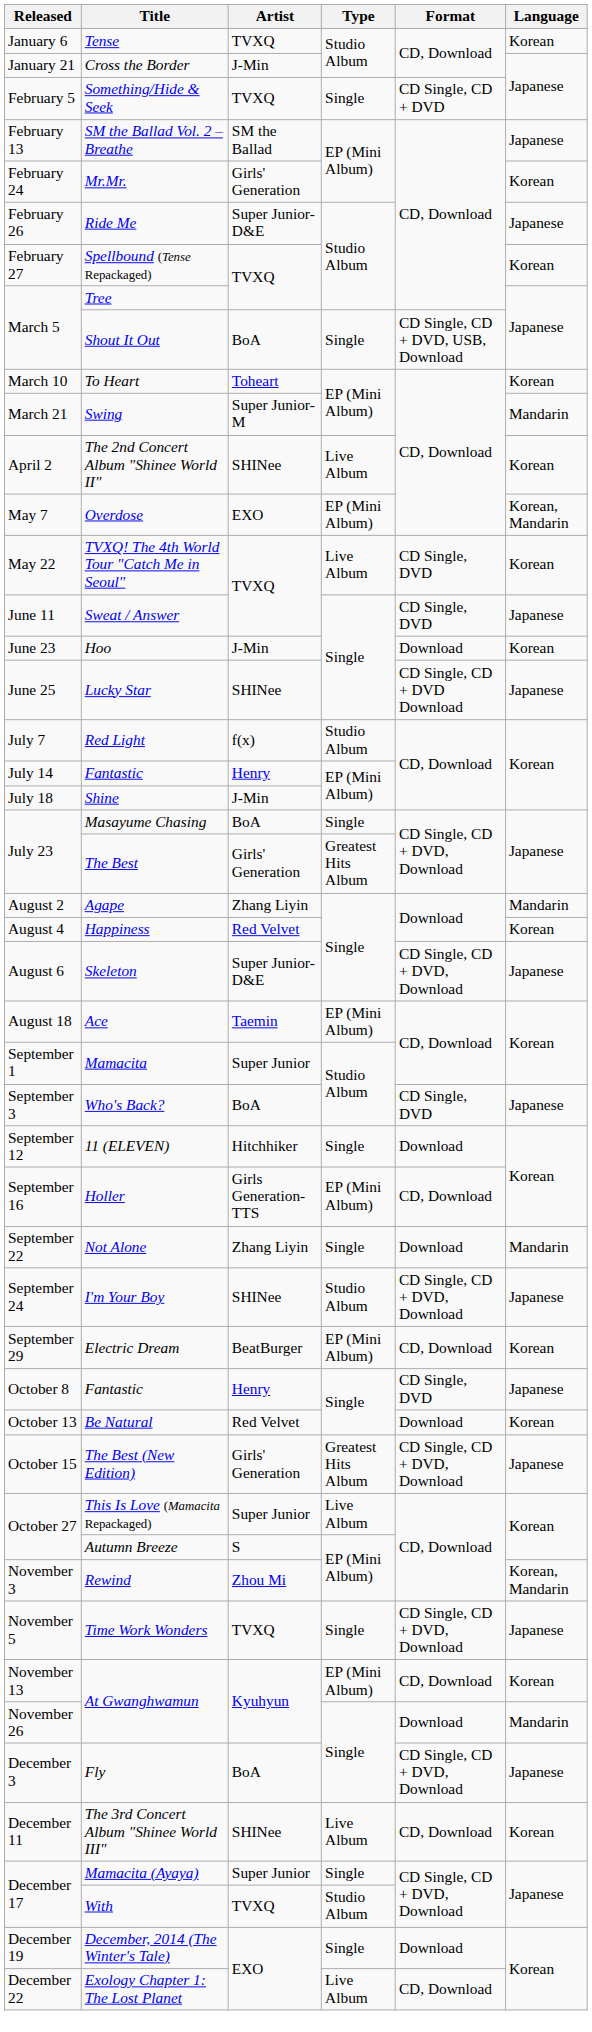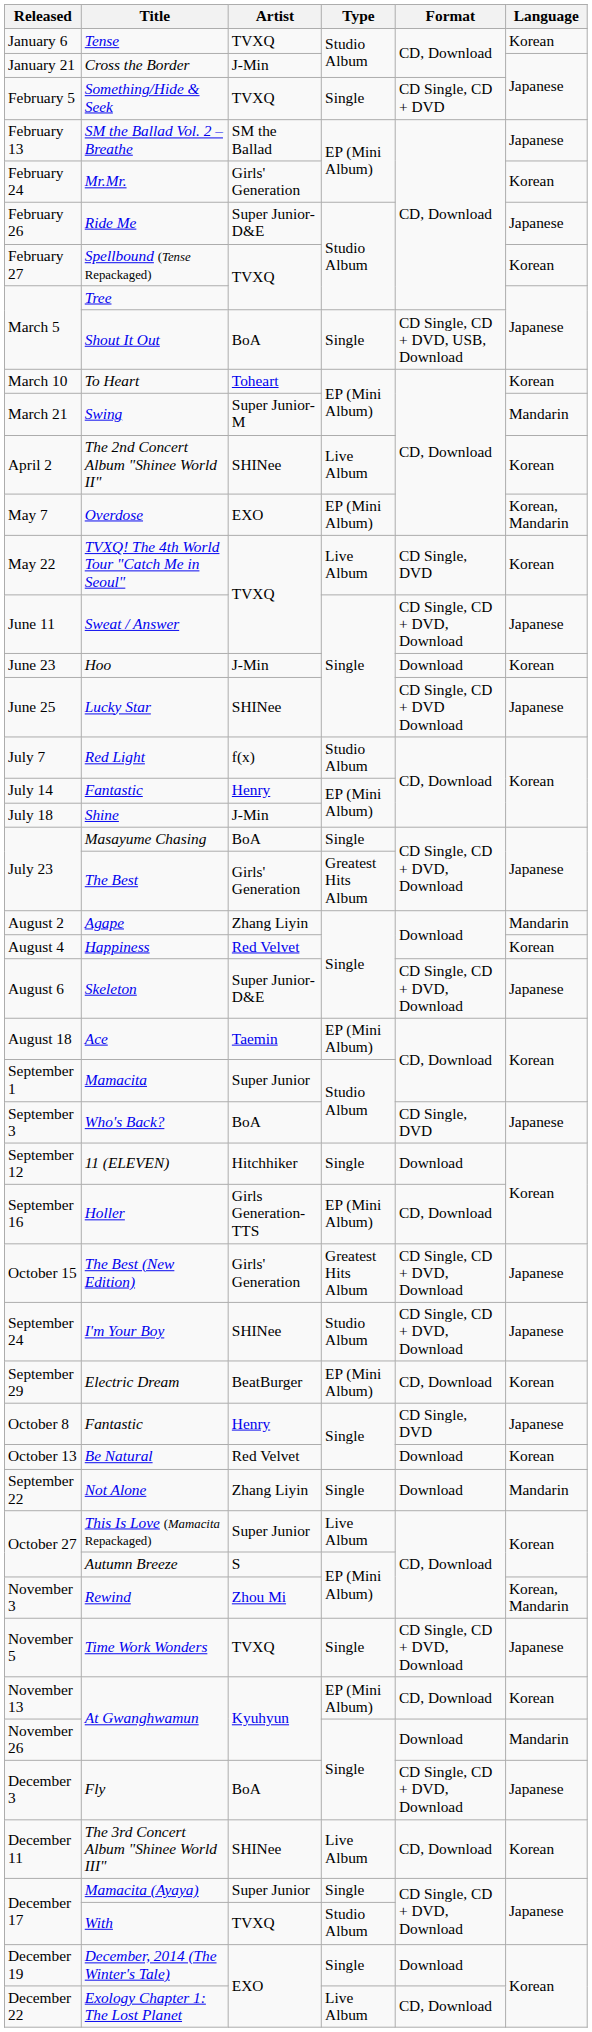(433, 615) CD Single, DVD -> (446, 624) CD Single, CD + DVD, Download
rows swapped: (41, 1247) <-> (42, 1463)
